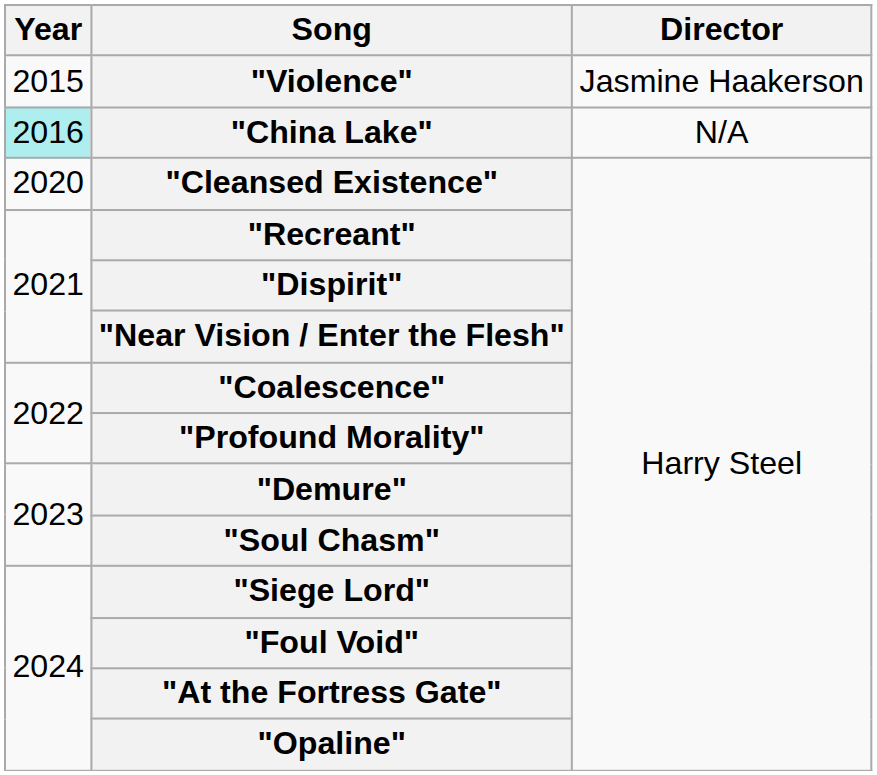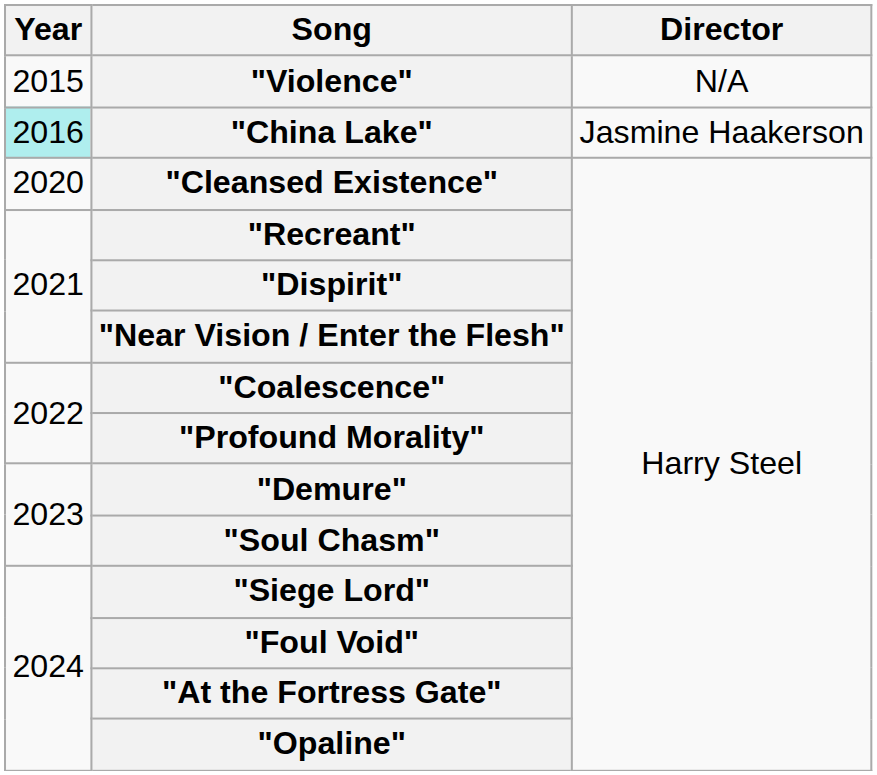(722, 81) Jasmine Haakerson -> (722, 81) N/A
(722, 132) N/A -> (722, 132) Jasmine Haakerson
